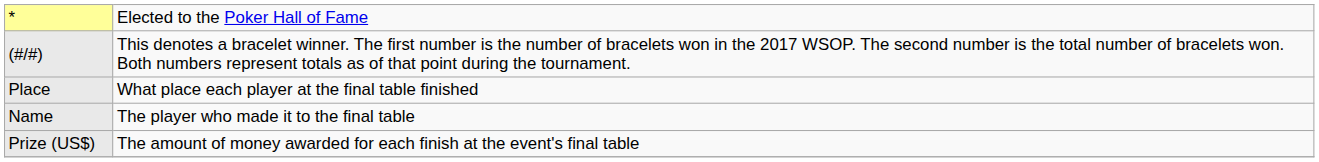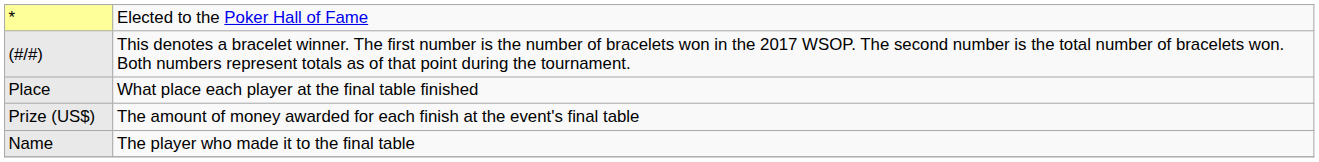rows swapped: (31, 116) <-> (52, 143)
